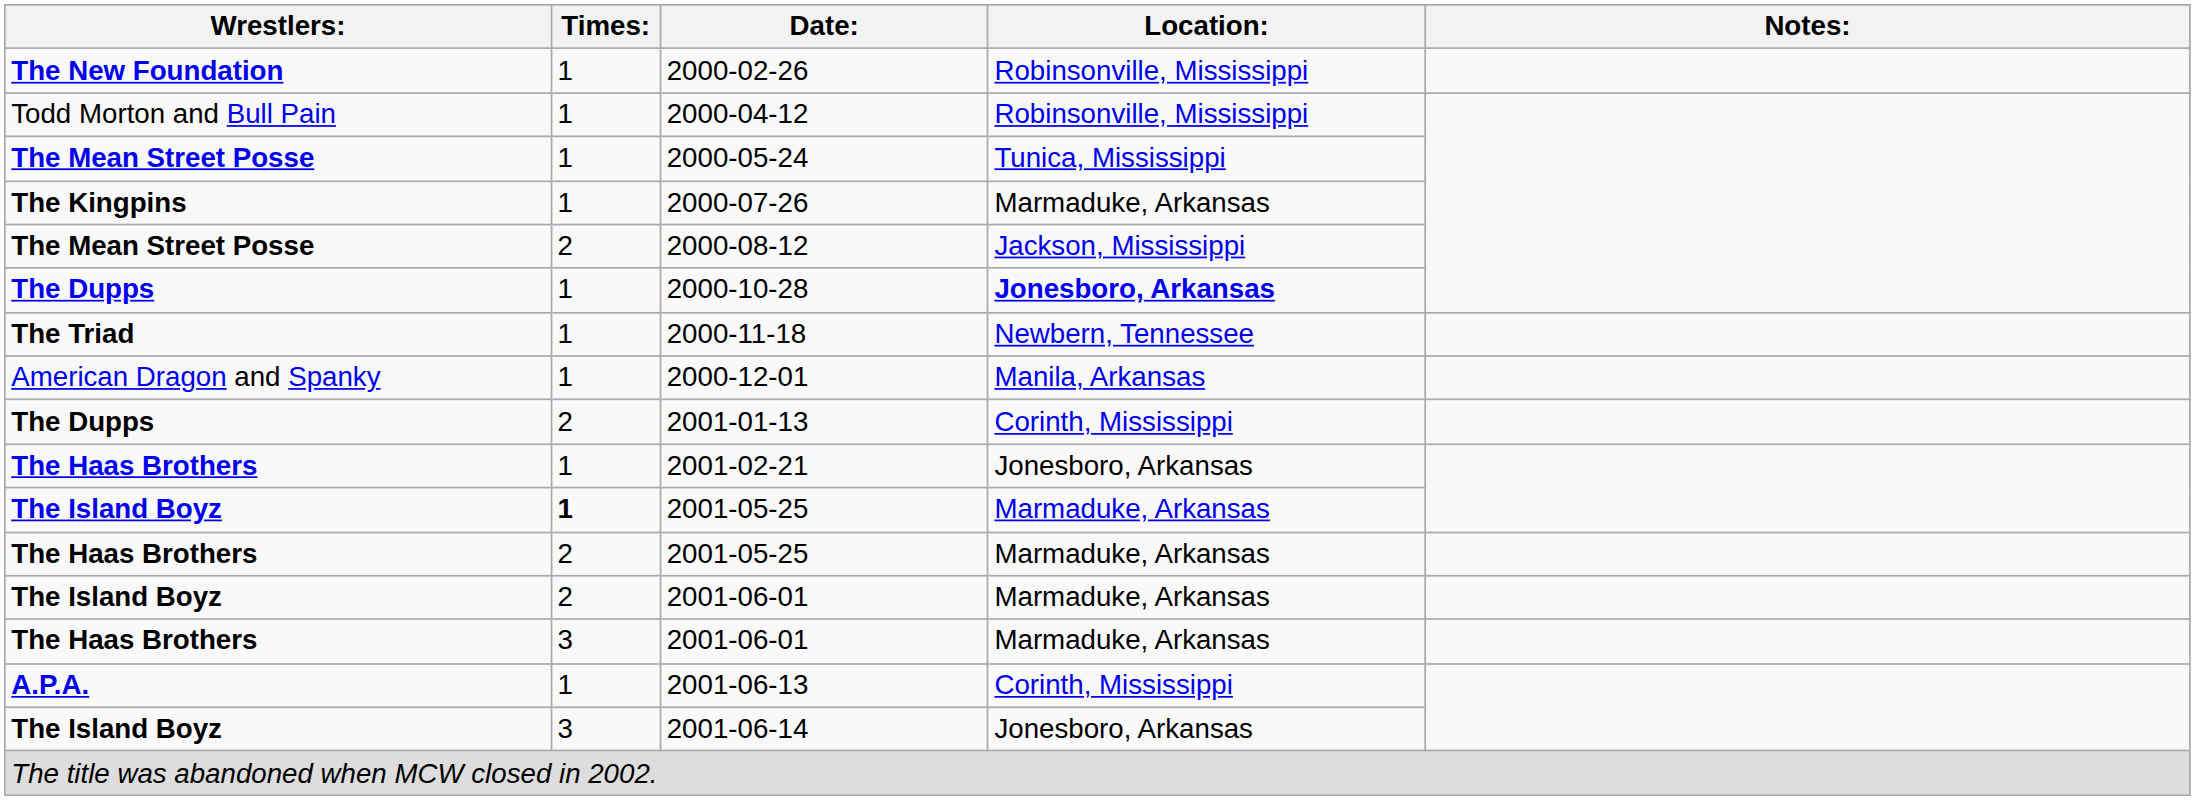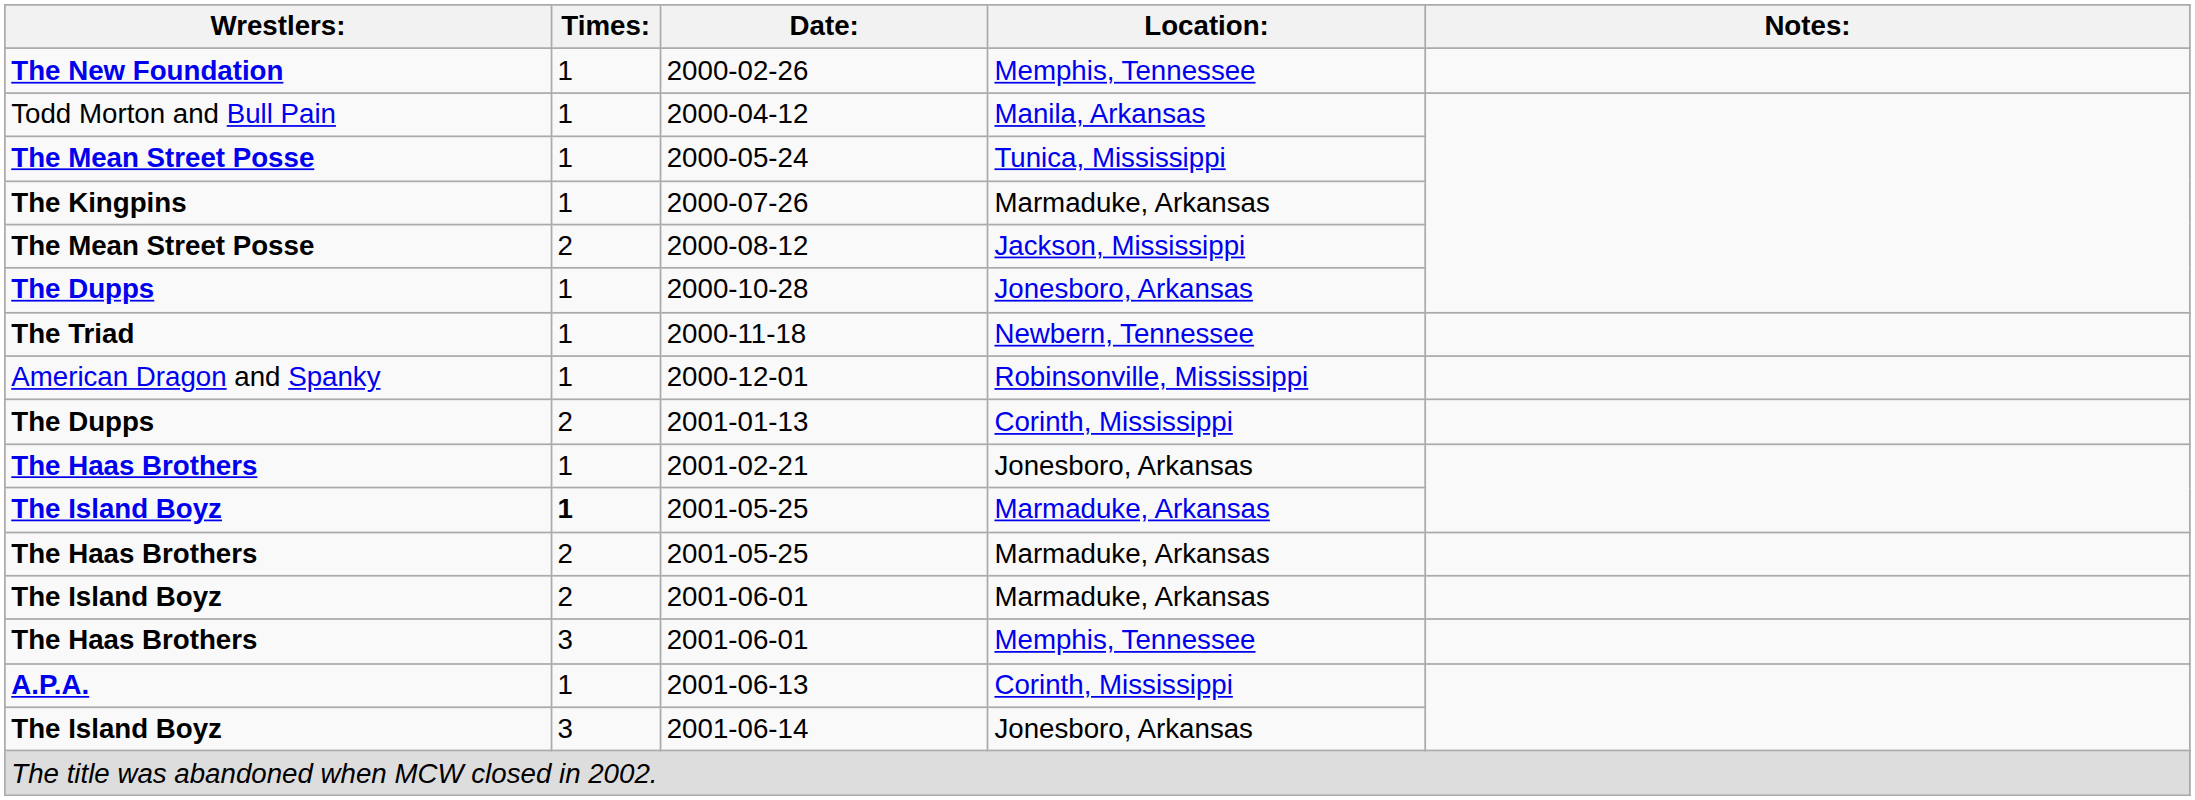(1151, 70) Robinsonville, Mississippi -> (1125, 70) Memphis, Tennessee
(1151, 114) Robinsonville, Mississippi -> (1100, 114) Manila, Arkansas
(1135, 289) bold -> (1124, 289) normal
(1100, 377) Manila, Arkansas -> (1151, 377) Robinsonville, Mississippi
(1132, 641) Marmaduke, Arkansas -> (1125, 641) Memphis, Tennessee
